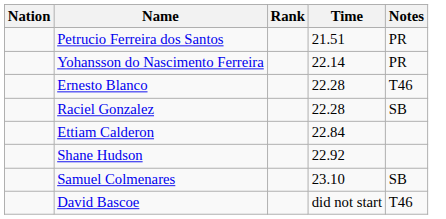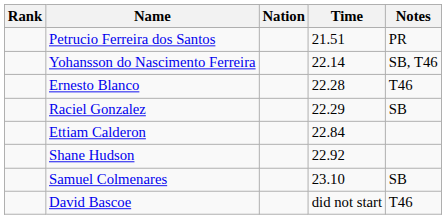columns swapped: (288, 16) <-> (29, 16)
(398, 62) PR -> (413, 62) SB, T46
(328, 109) 22.28 -> (328, 109) 22.29
